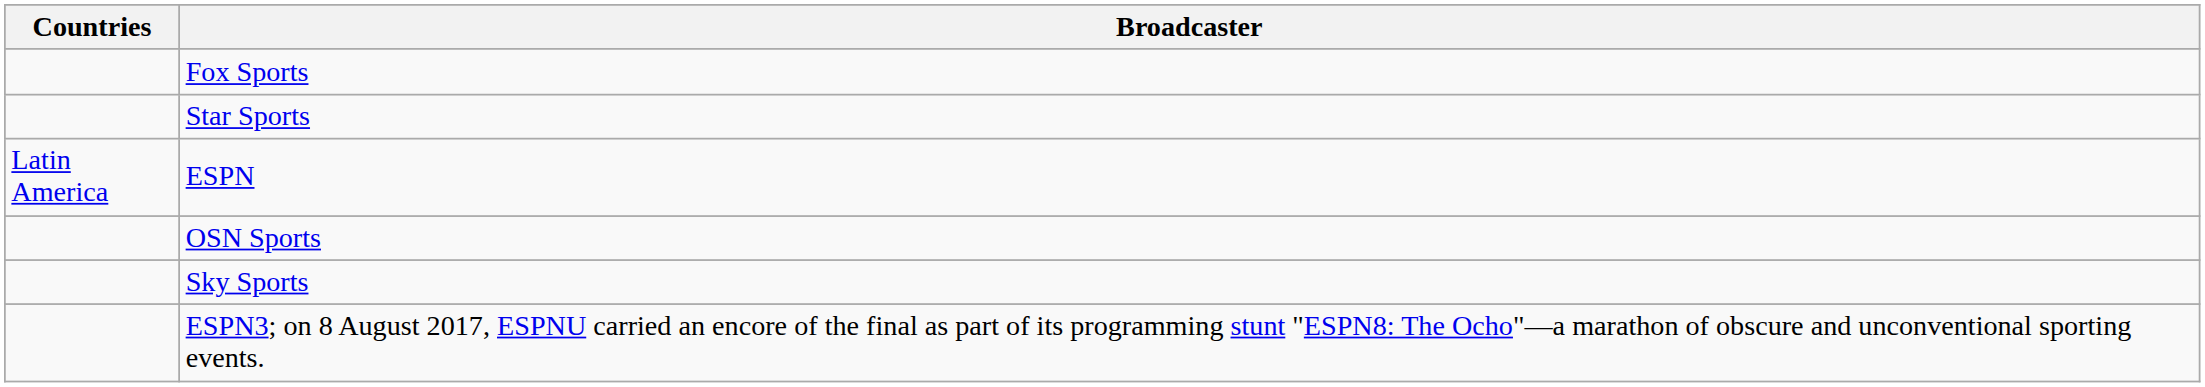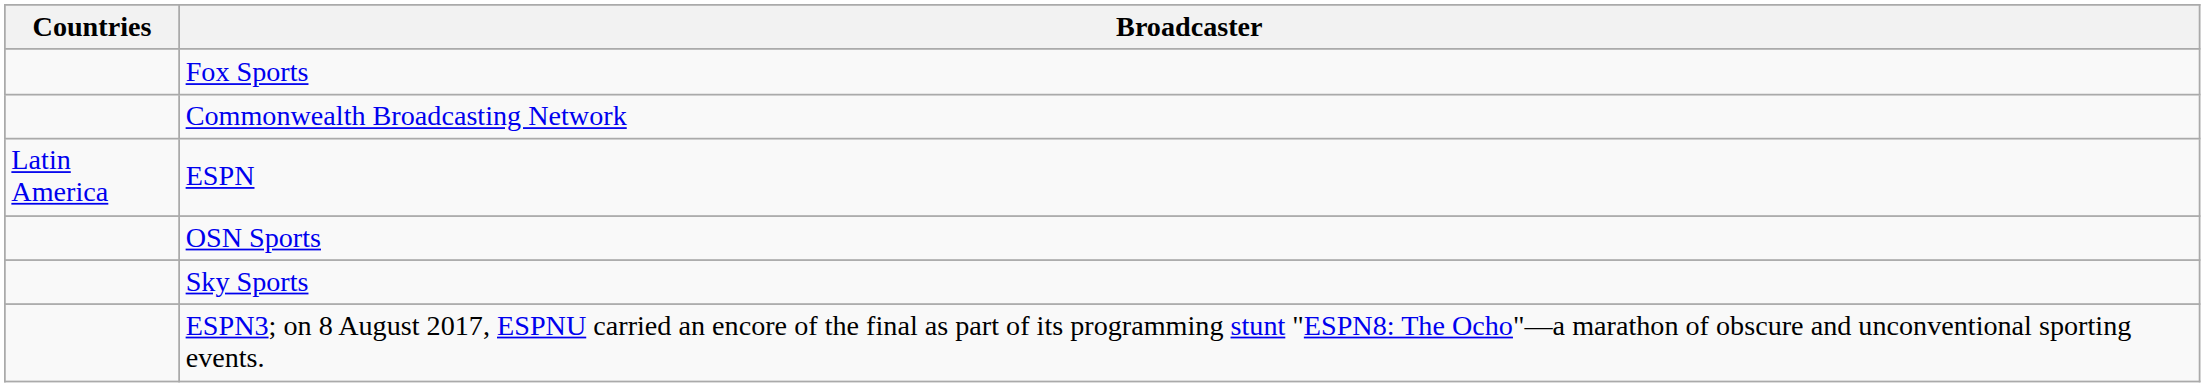+ row: (406, 116)
- row: (248, 116)
